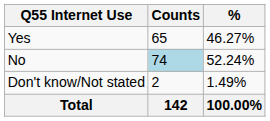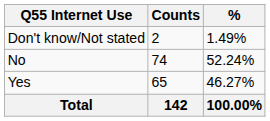rows swapped: (19, 37) <-> (76, 82)
(159, 60) lightblue background -> (159, 60) no background
